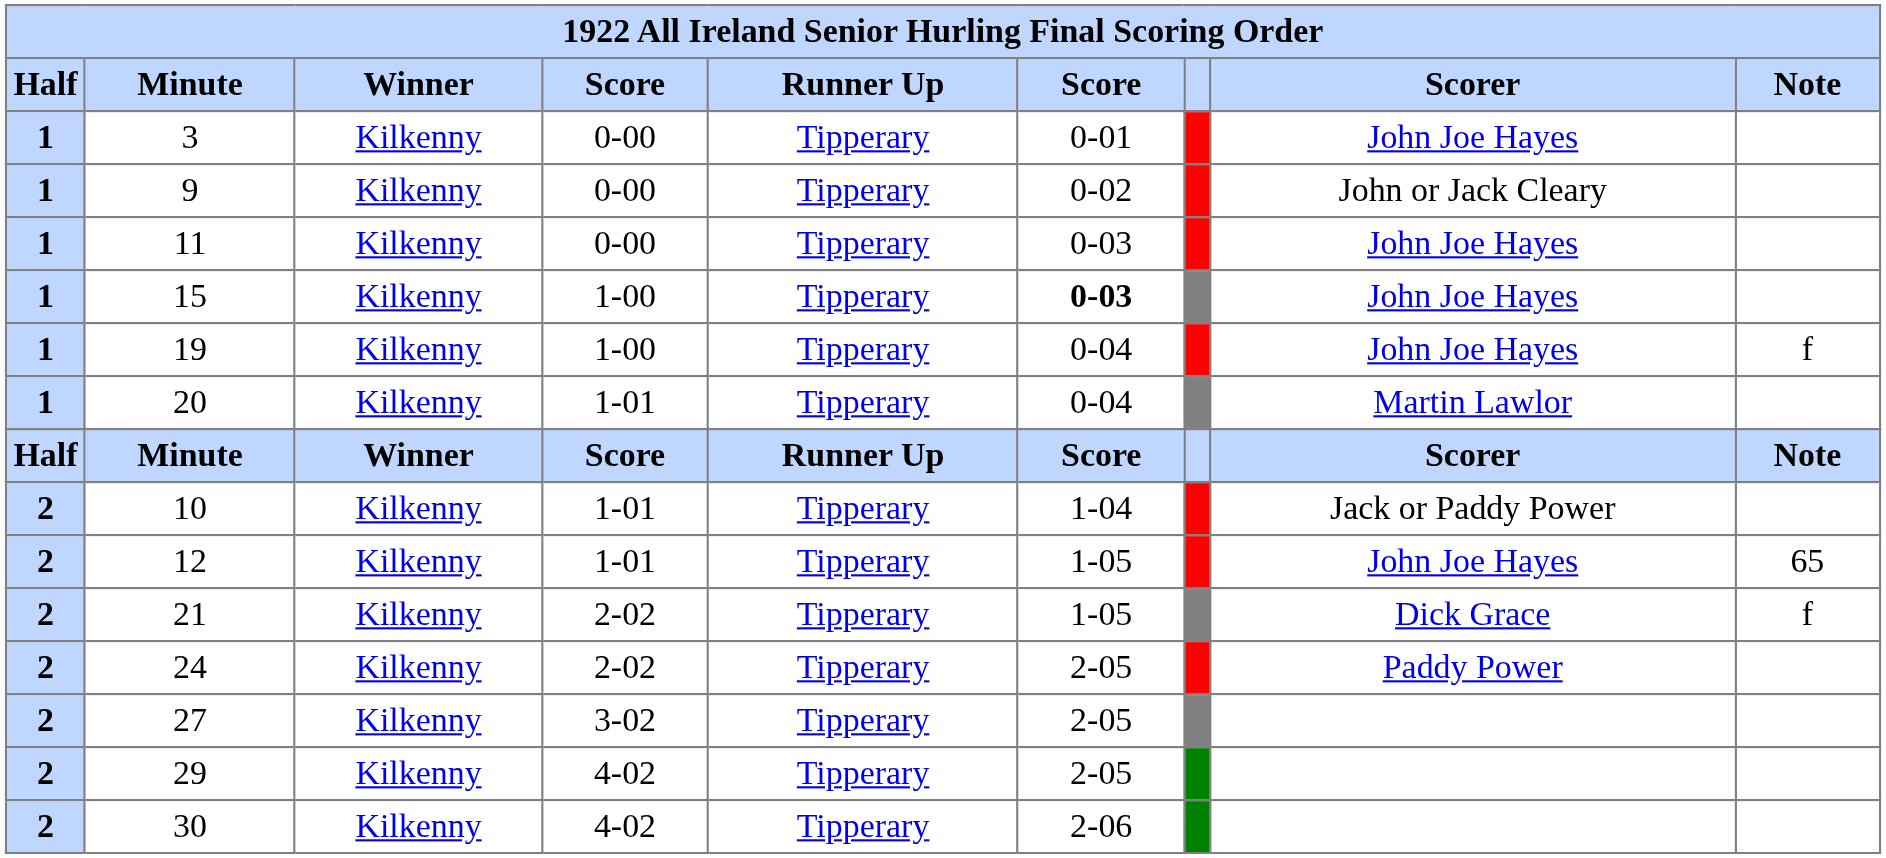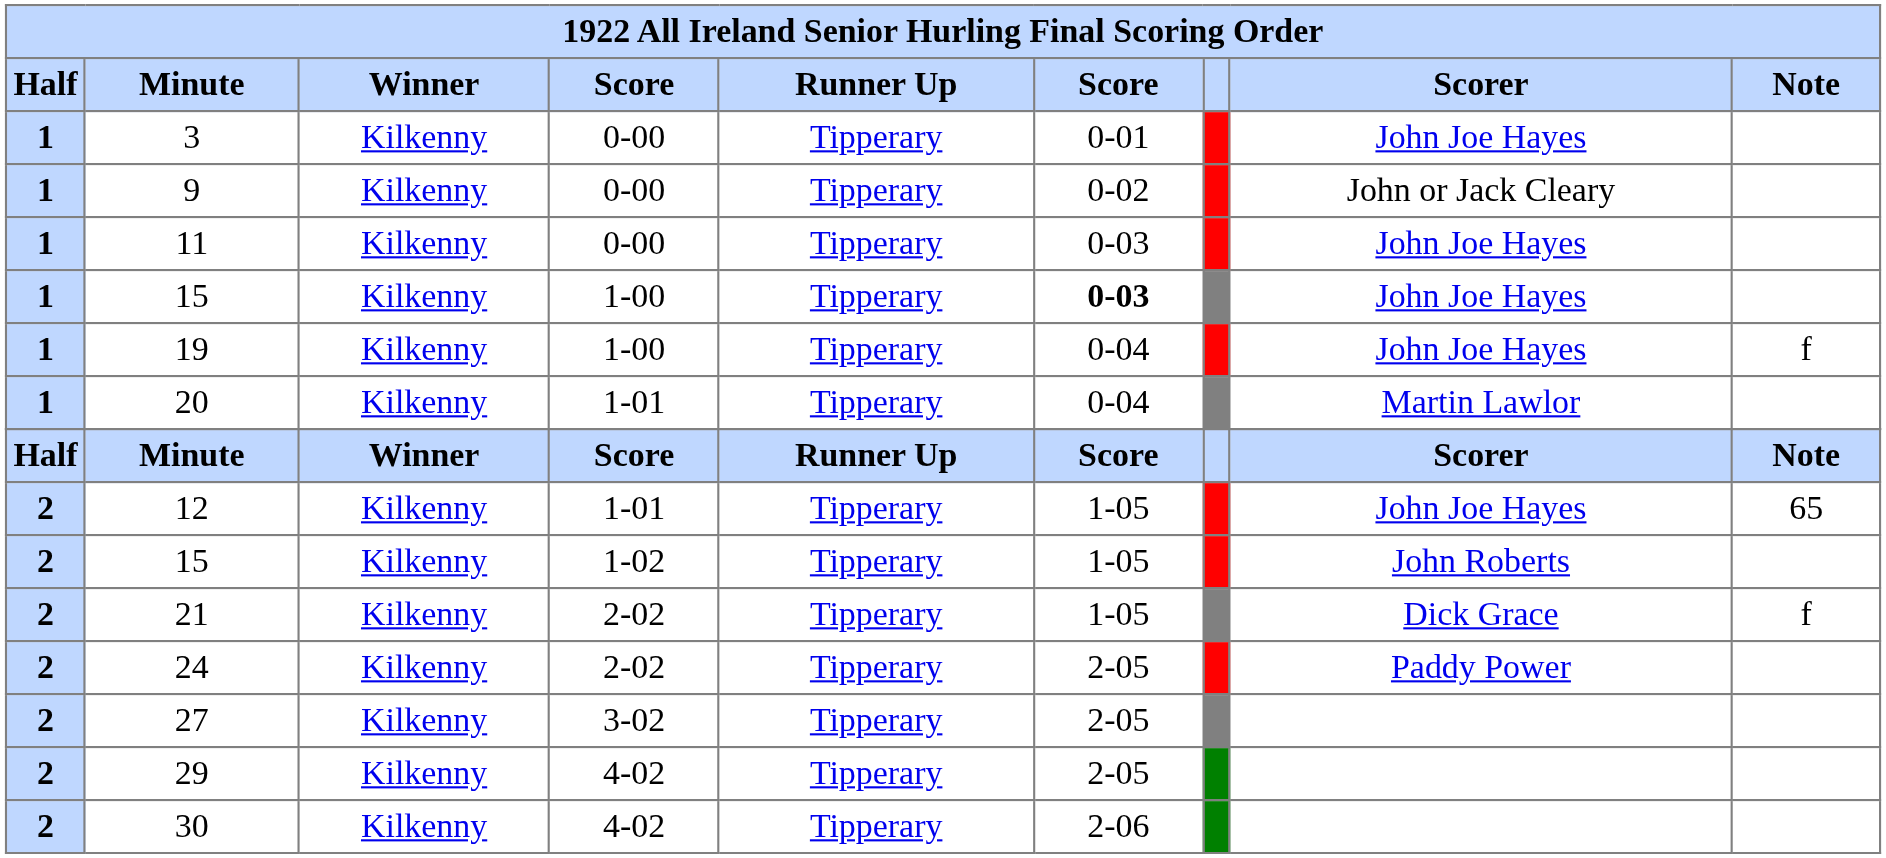- row: (190, 507)
+ row: (192, 560)
